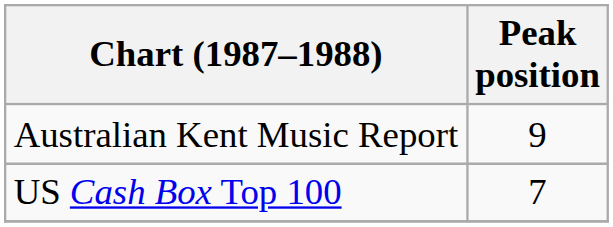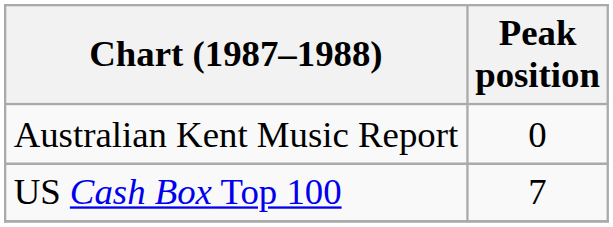(538, 133) 9 -> (538, 133) 0
